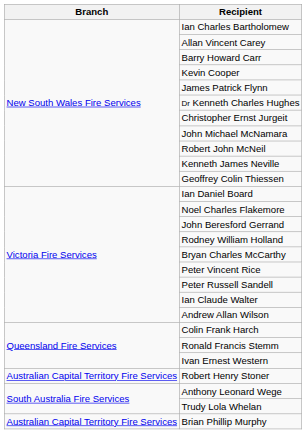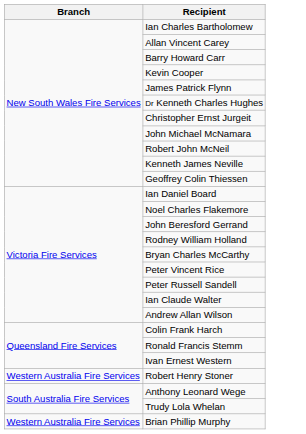(92, 376) Australian Capital Territory Fire Services -> (73, 376) Western Australia Fire Services
(92, 421) Australian Capital Territory Fire Services -> (73, 421) Western Australia Fire Services
